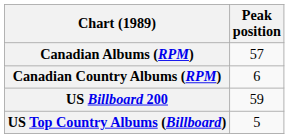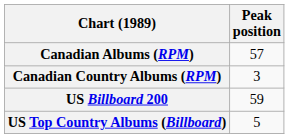(257, 76) 6 -> (257, 76) 3
